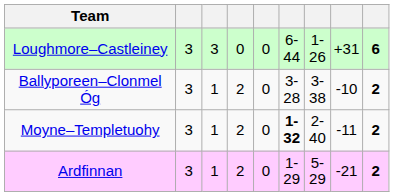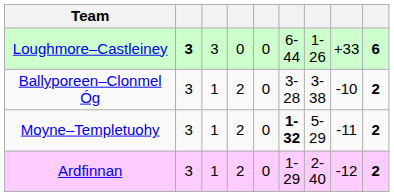(189, 48) normal -> (189, 48) bold
(347, 48) +31 -> (347, 48) +33
(317, 130) 2-40 -> (317, 130) 5-29
(317, 171) 5-29 -> (317, 171) 2-40
(347, 171) -21 -> (347, 171) -12
